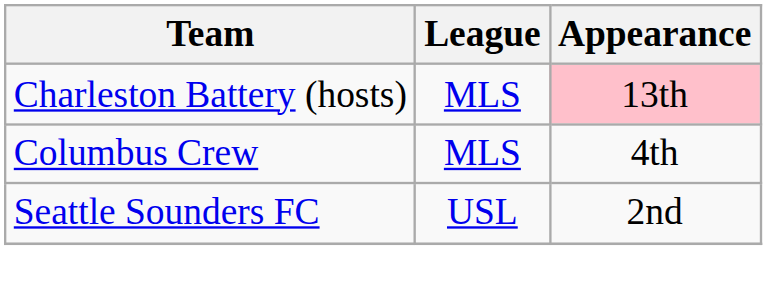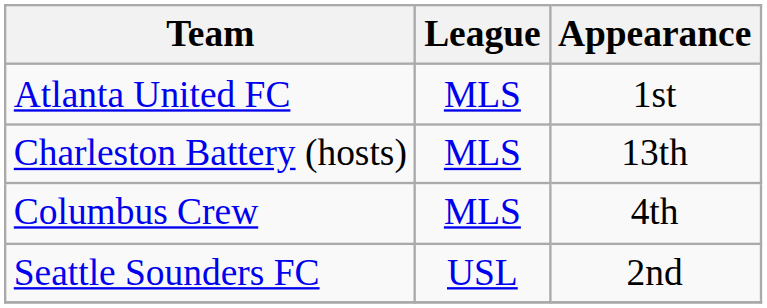+ row: (152, 93)
(655, 93) pink background -> (655, 152) no background
